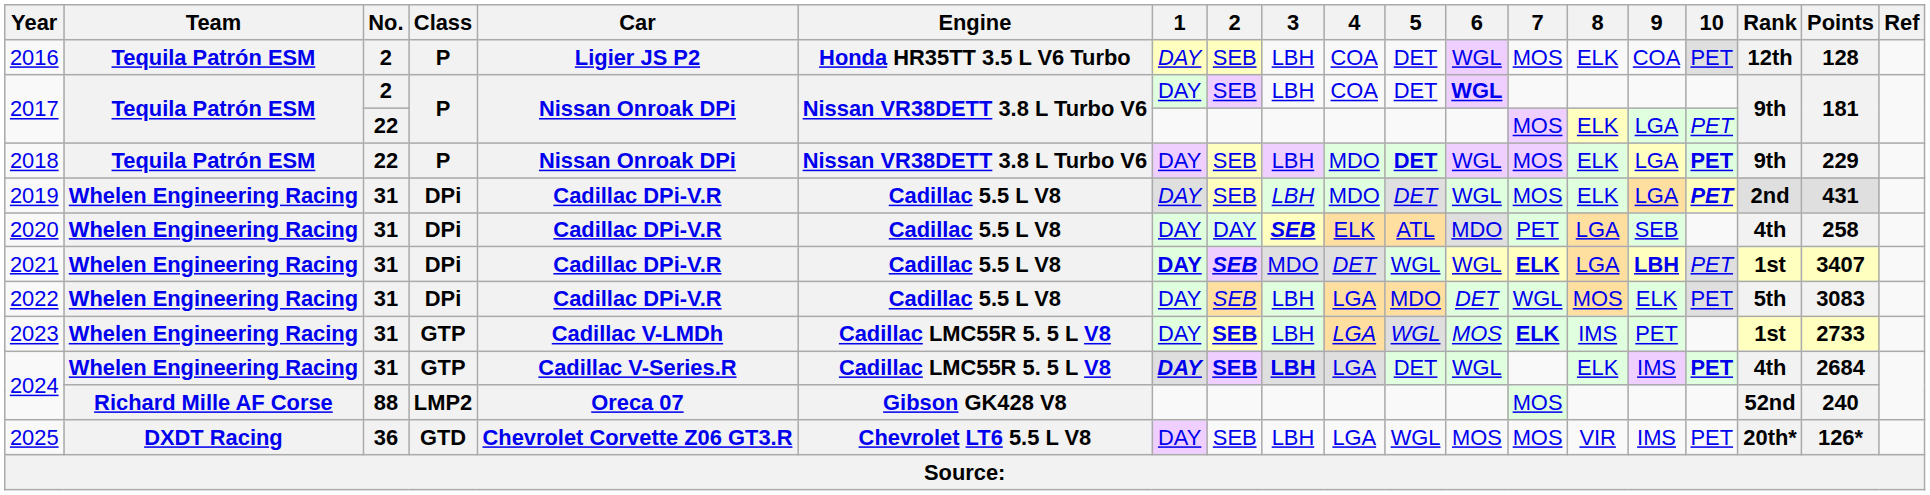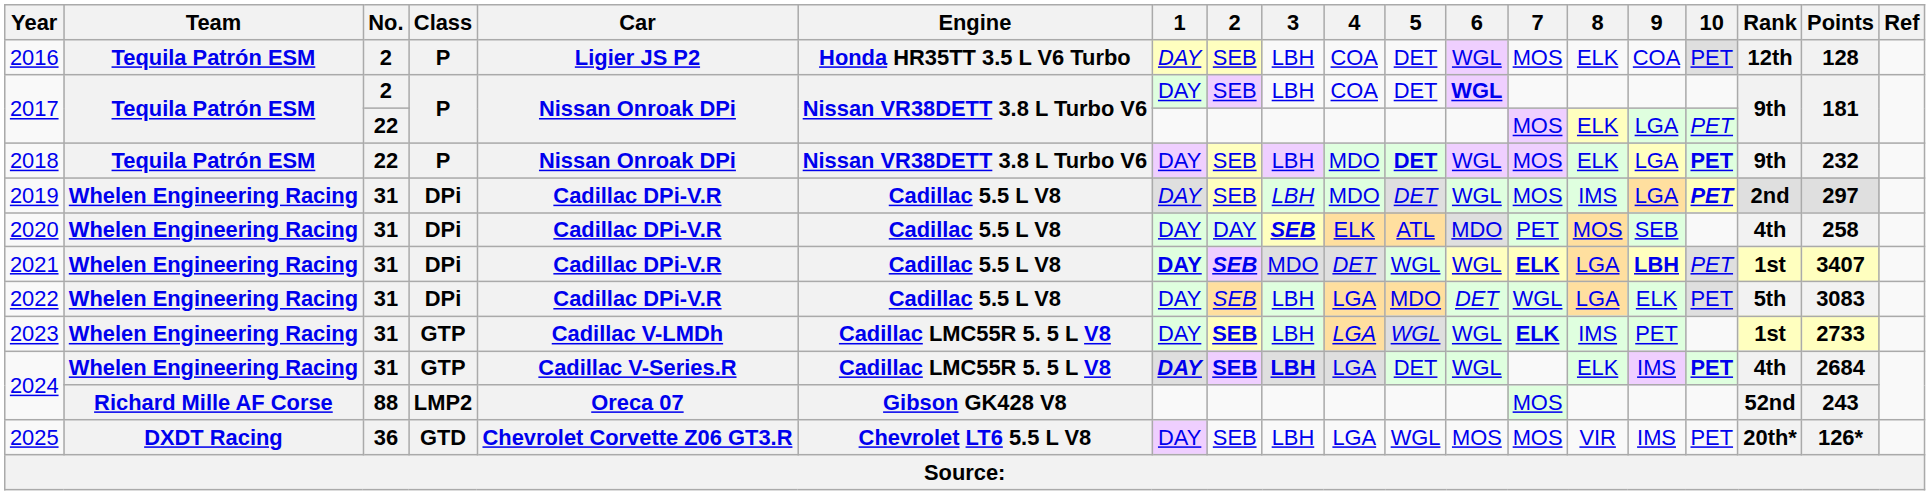(1841, 161) 229 -> (1841, 161) 232
(1598, 195) ELK -> (1598, 195) IMS
(1841, 195) 431 -> (1841, 195) 297
(1598, 230) LGA -> (1598, 230) MOS
(1598, 299) MOS -> (1598, 299) LGA
(1477, 334) MOS -> (1477, 334) WGL
(1841, 403) 240 -> (1841, 403) 243
